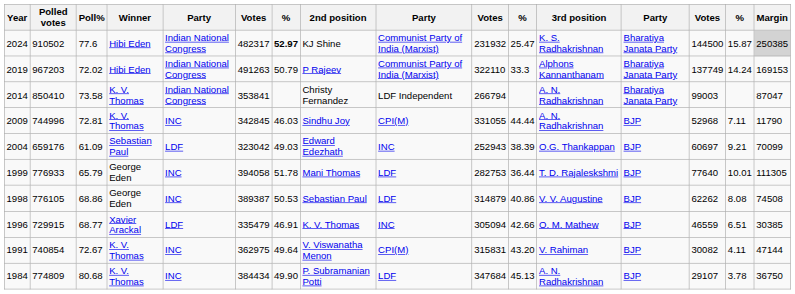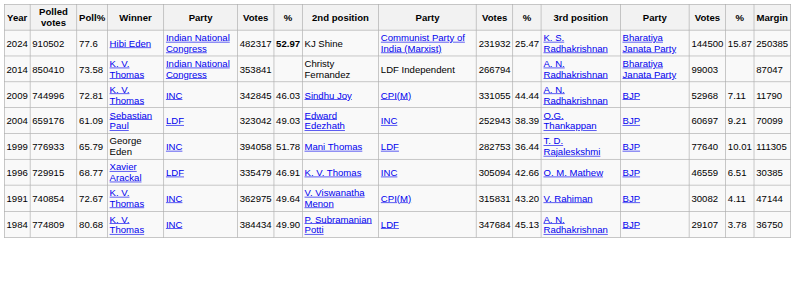(772, 43) lightgrey background -> (772, 43) no background
- row: (17, 69)
- row: (17, 199)
